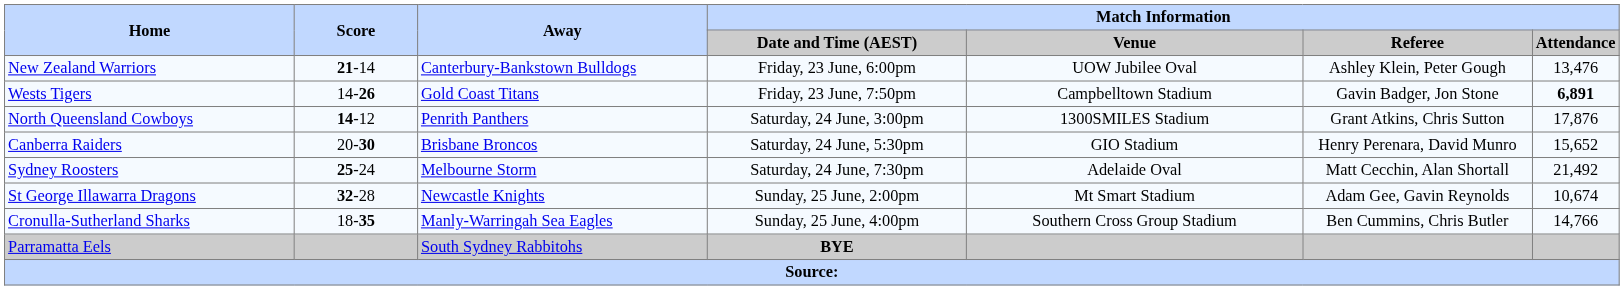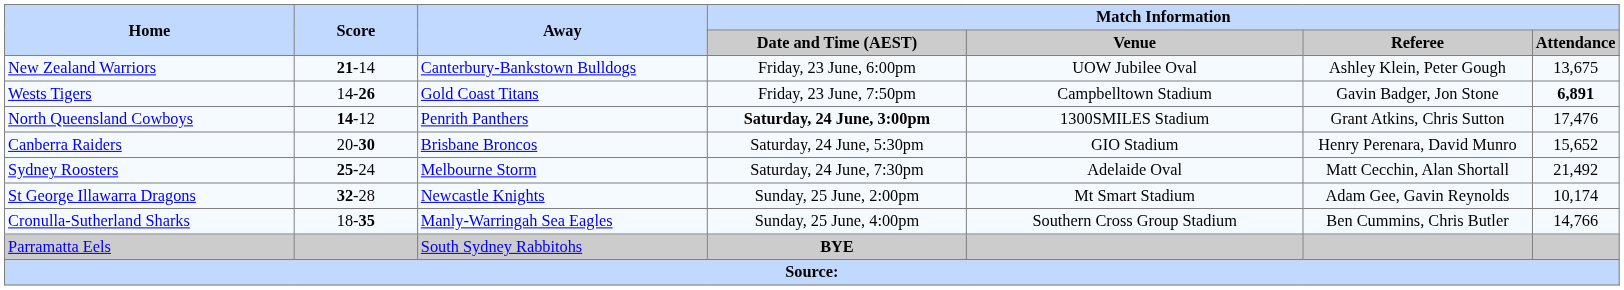(1576, 68) 13,476 -> (1576, 68) 13,675
(837, 119) normal -> (837, 119) bold
(1576, 119) 17,876 -> (1576, 119) 17,476
(1576, 195) 10,674 -> (1576, 195) 10,174
